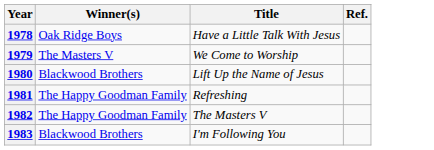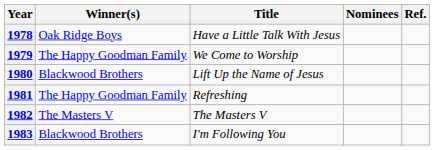+ column: (372, 14)
(76, 54) The Masters V -> (113, 54) The Happy Goodman Family
(113, 114) The Happy Goodman Family -> (76, 114) The Masters V
